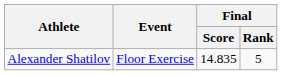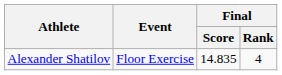(258, 59) 5 -> (258, 59) 4
